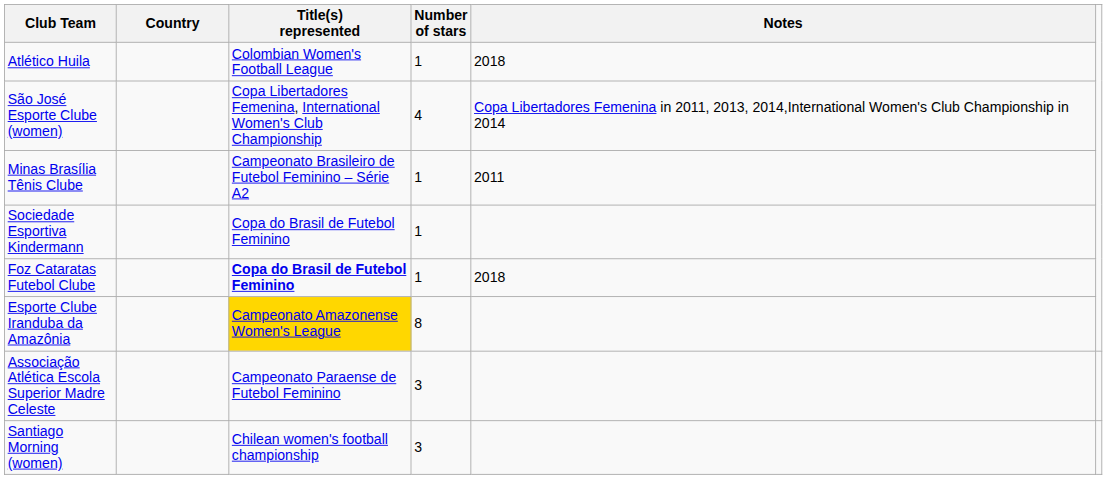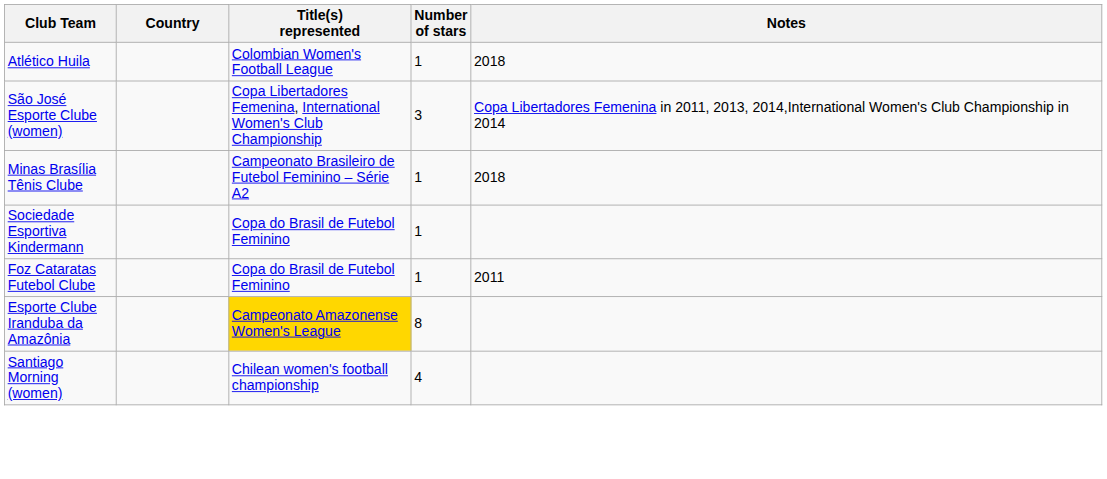(418, 115) 4 -> (418, 115) 3
(489, 177) 2011 -> (490, 177) 2018
(319, 277) bold -> (313, 277) normal
(490, 277) 2018 -> (489, 277) 2011
- row: (56, 385)
(418, 447) 3 -> (418, 377) 4
